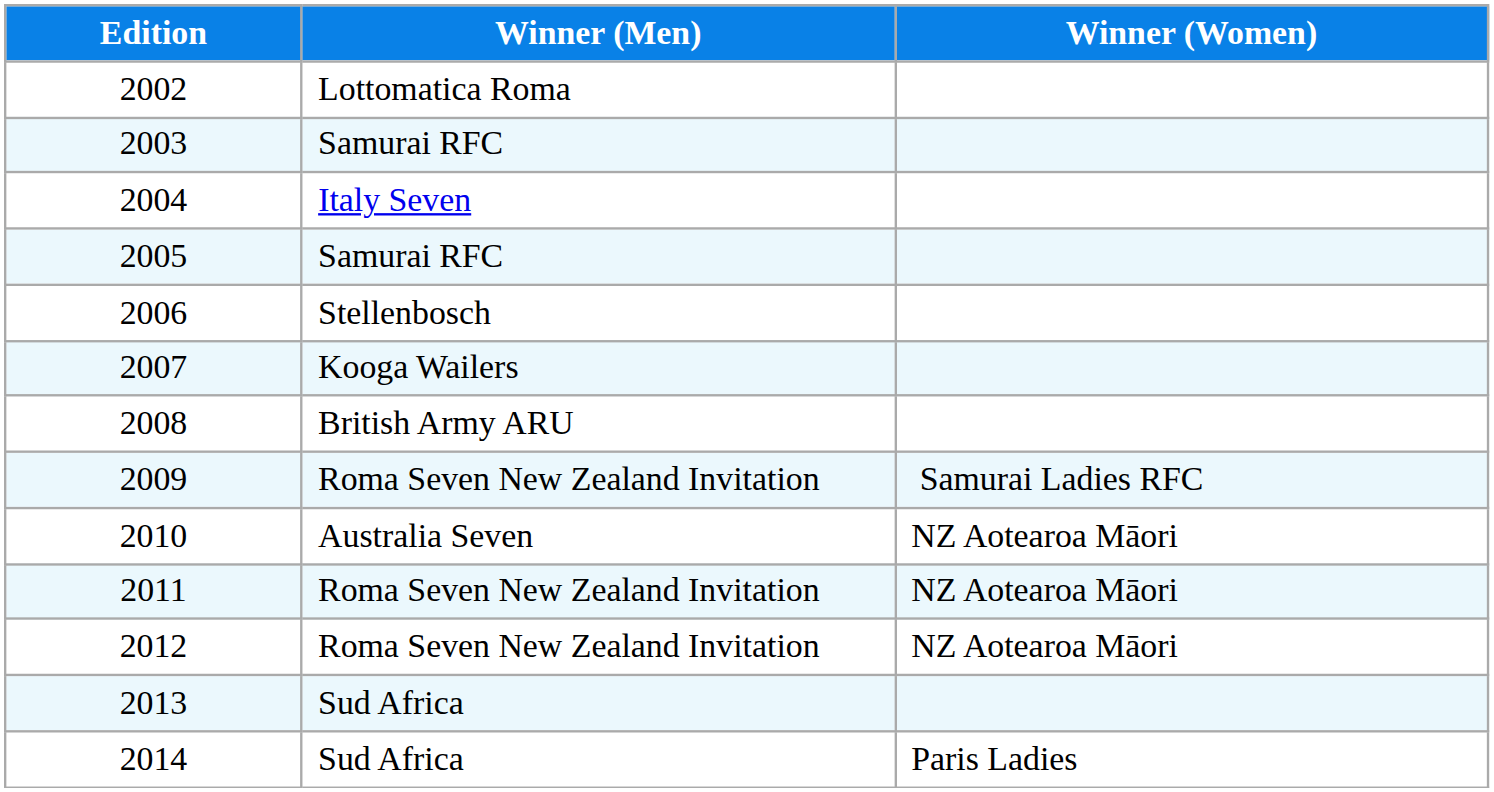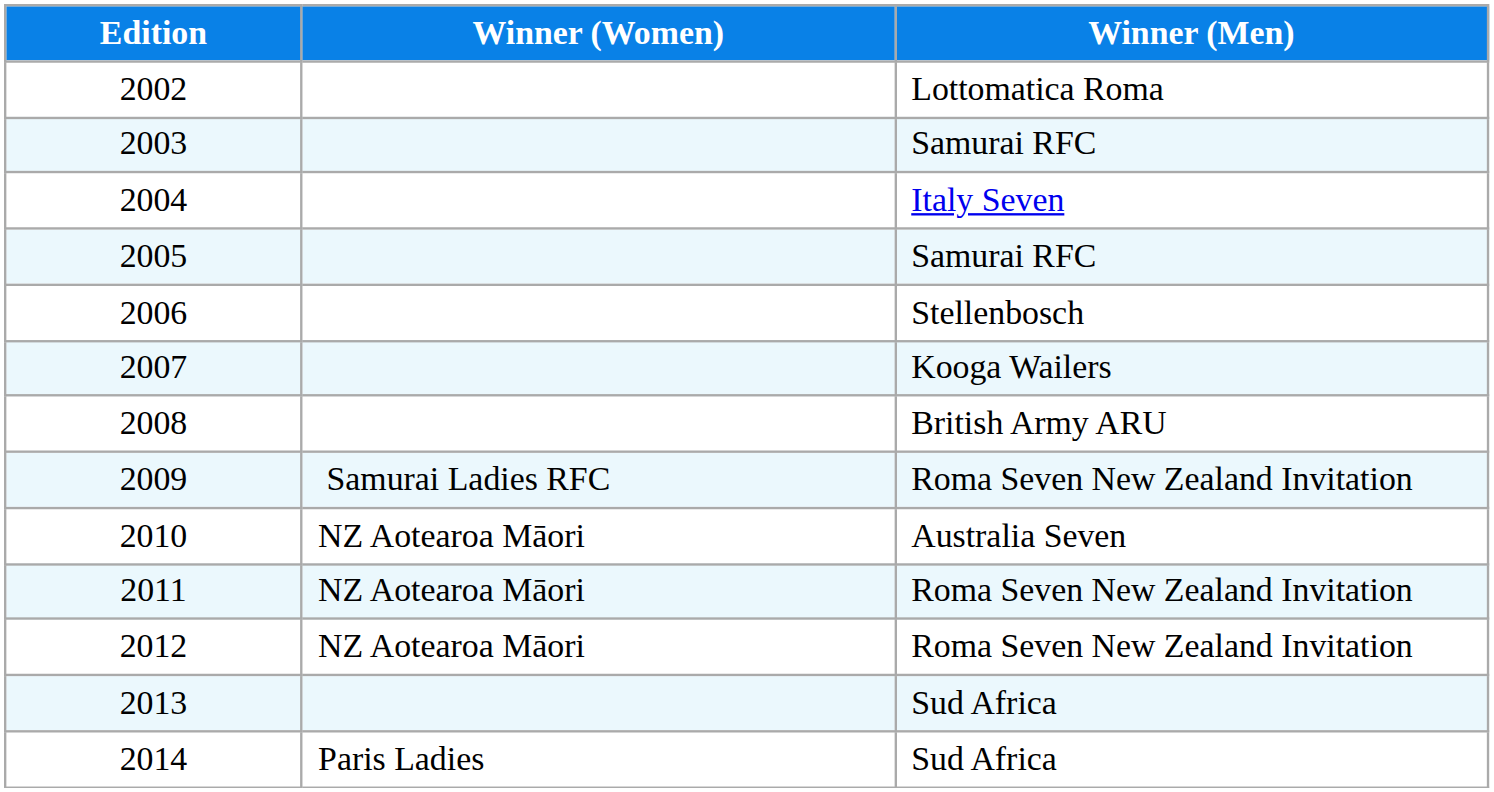columns swapped: (598, 32) <-> (1191, 32)
